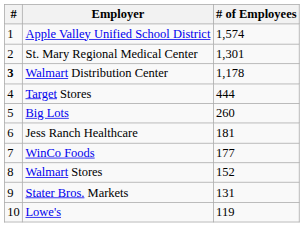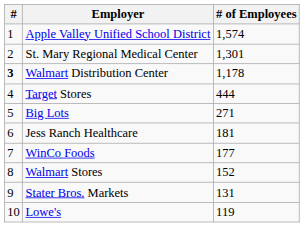(225, 113) 260 -> (225, 113) 271
